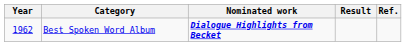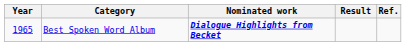(23, 30) 1962 -> (23, 30) 1965
